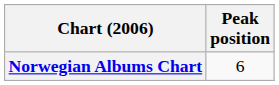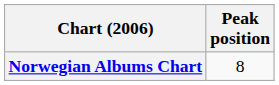(240, 66) 6 -> (240, 66) 8
